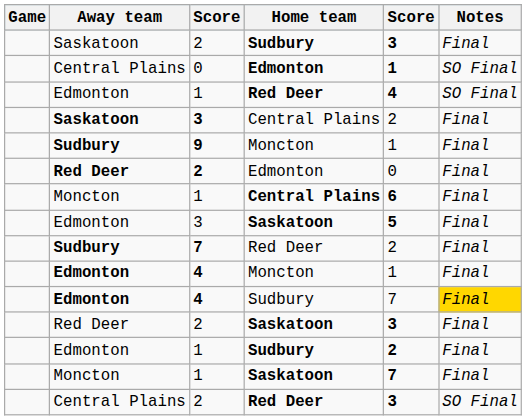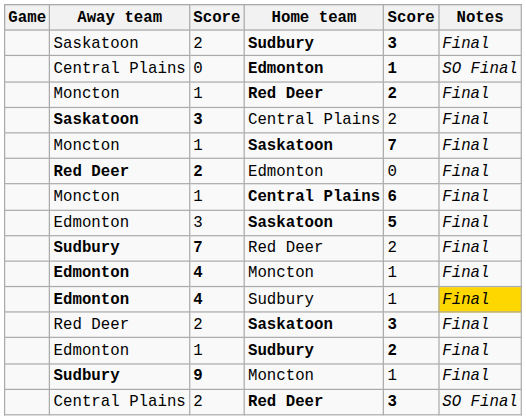(91, 94) Edmonton -> (87, 94) Moncton
(392, 94) 4 -> (392, 94) 2
(480, 94) SO Final -> (466, 94) Final
rows swapped: (198, 146) <-> (198, 376)
(392, 299) 7 -> (392, 299) 1
